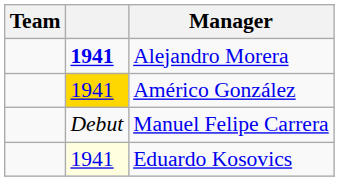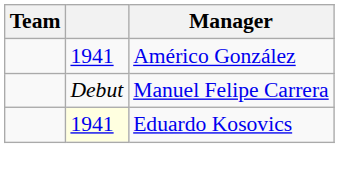- row: (211, 55)
(92, 90) gold background -> (92, 55) no background
